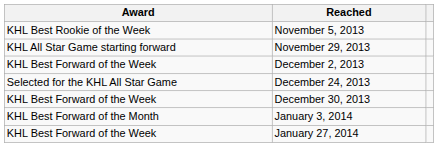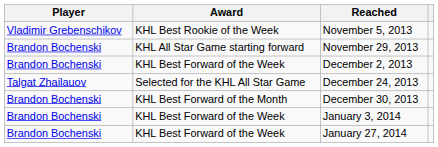+ column: (69, 13)
(82, 99) KHL Best Forward of the Week -> (211, 99) KHL Best Forward of the Month
(83, 116) KHL Best Forward of the Month -> (210, 116) KHL Best Forward of the Week
